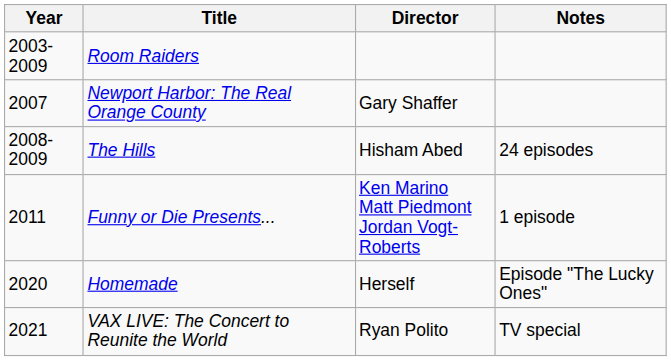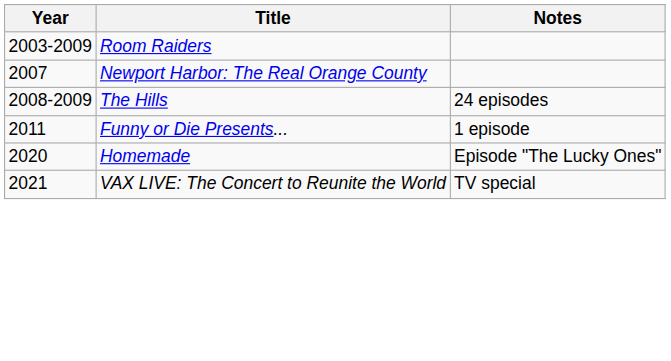- column: (425, 18)
